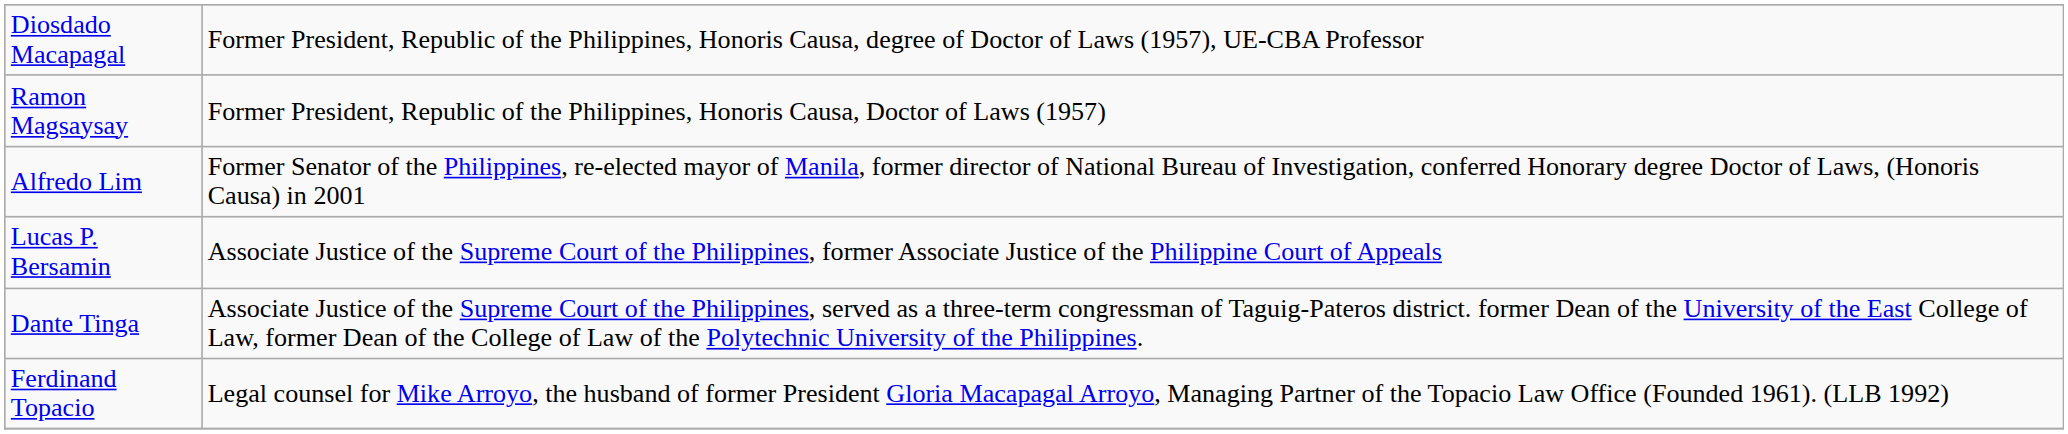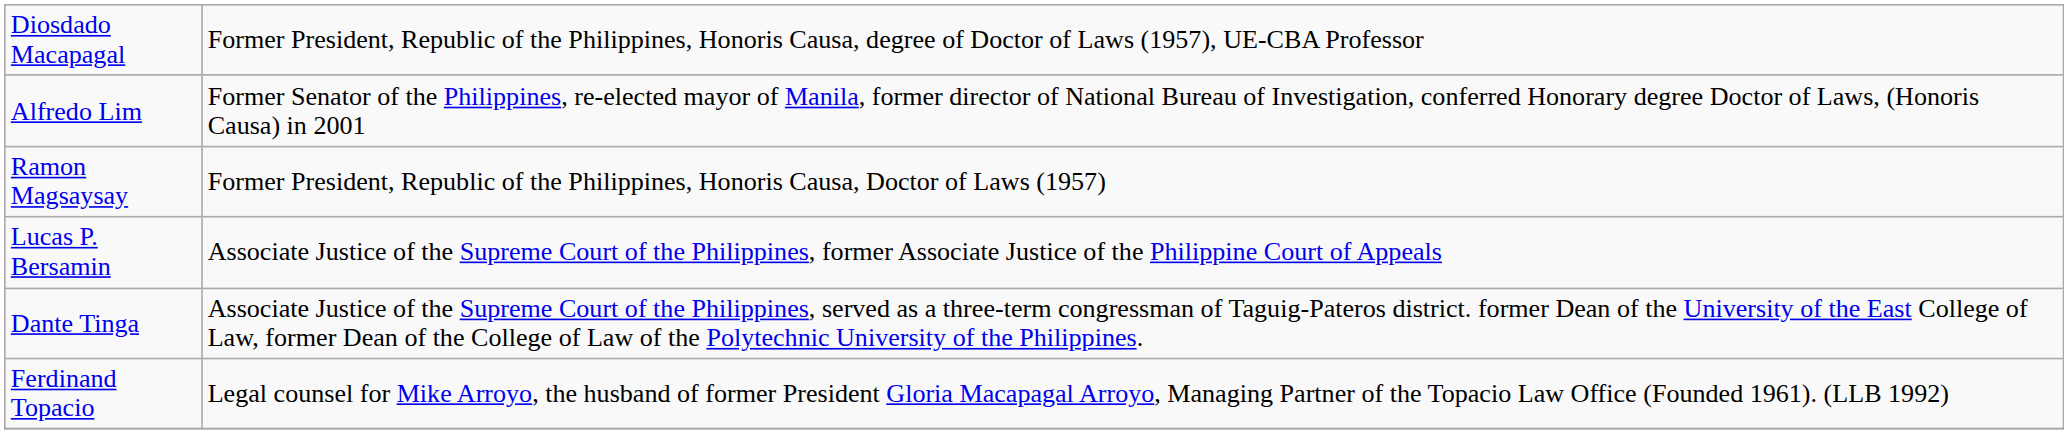rows swapped: (69, 110) <-> (76, 181)
